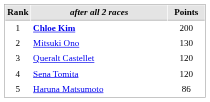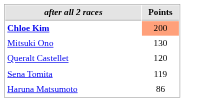- column: (18, 12)
(186, 28) no background -> (160, 28) lightsalmon background
(186, 74) 120 -> (160, 74) 119
